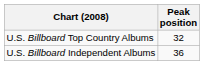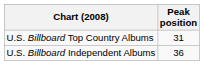(179, 38) 32 -> (179, 38) 31
